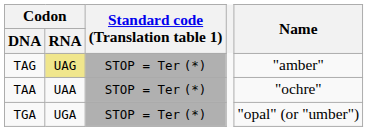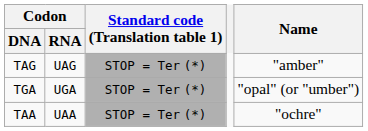(65, 66) khaki background -> (65, 66) no background
rows swapped: (25, 90) <-> (25, 115)
